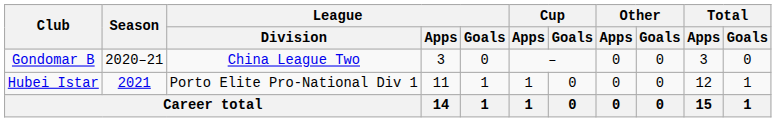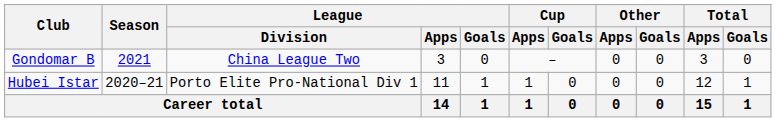(134, 61) 2020–21 -> (134, 61) 2021
(134, 83) 2021 -> (134, 83) 2020–21
